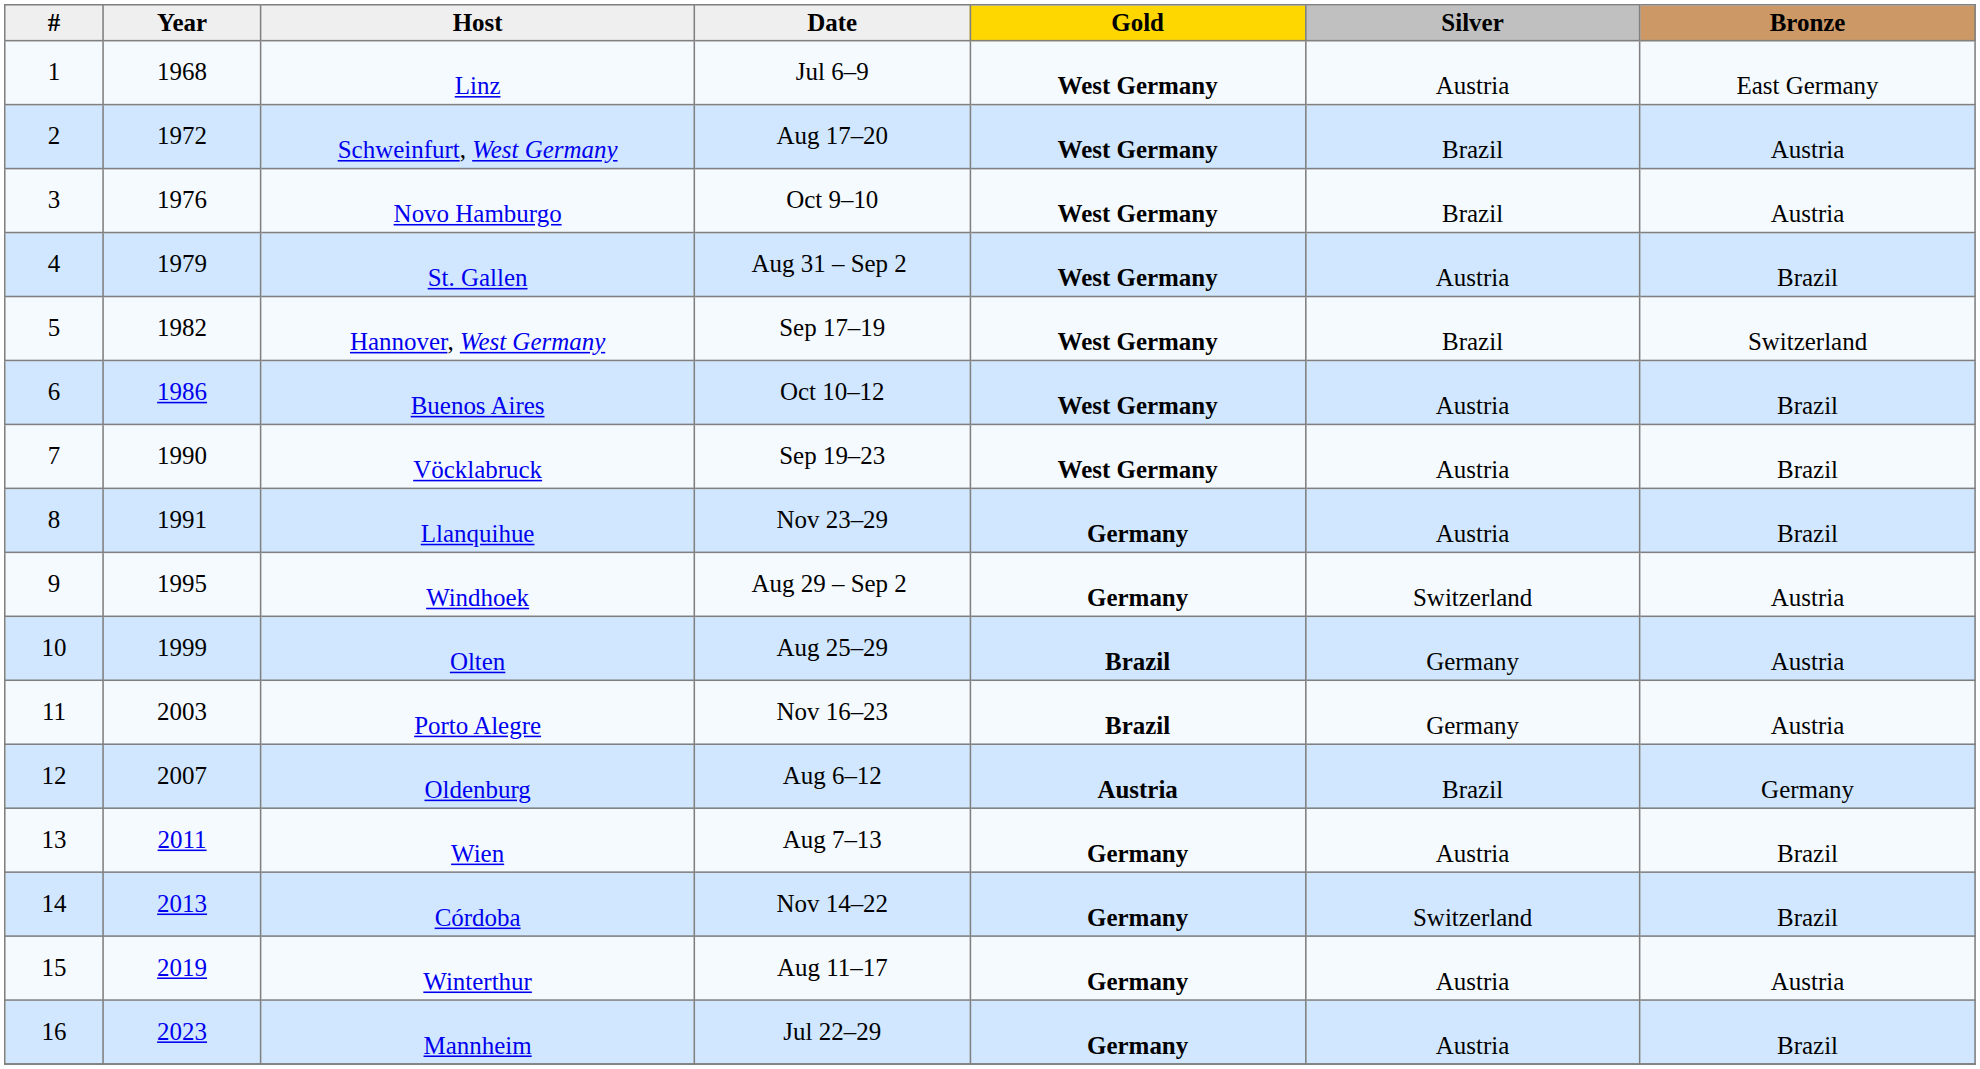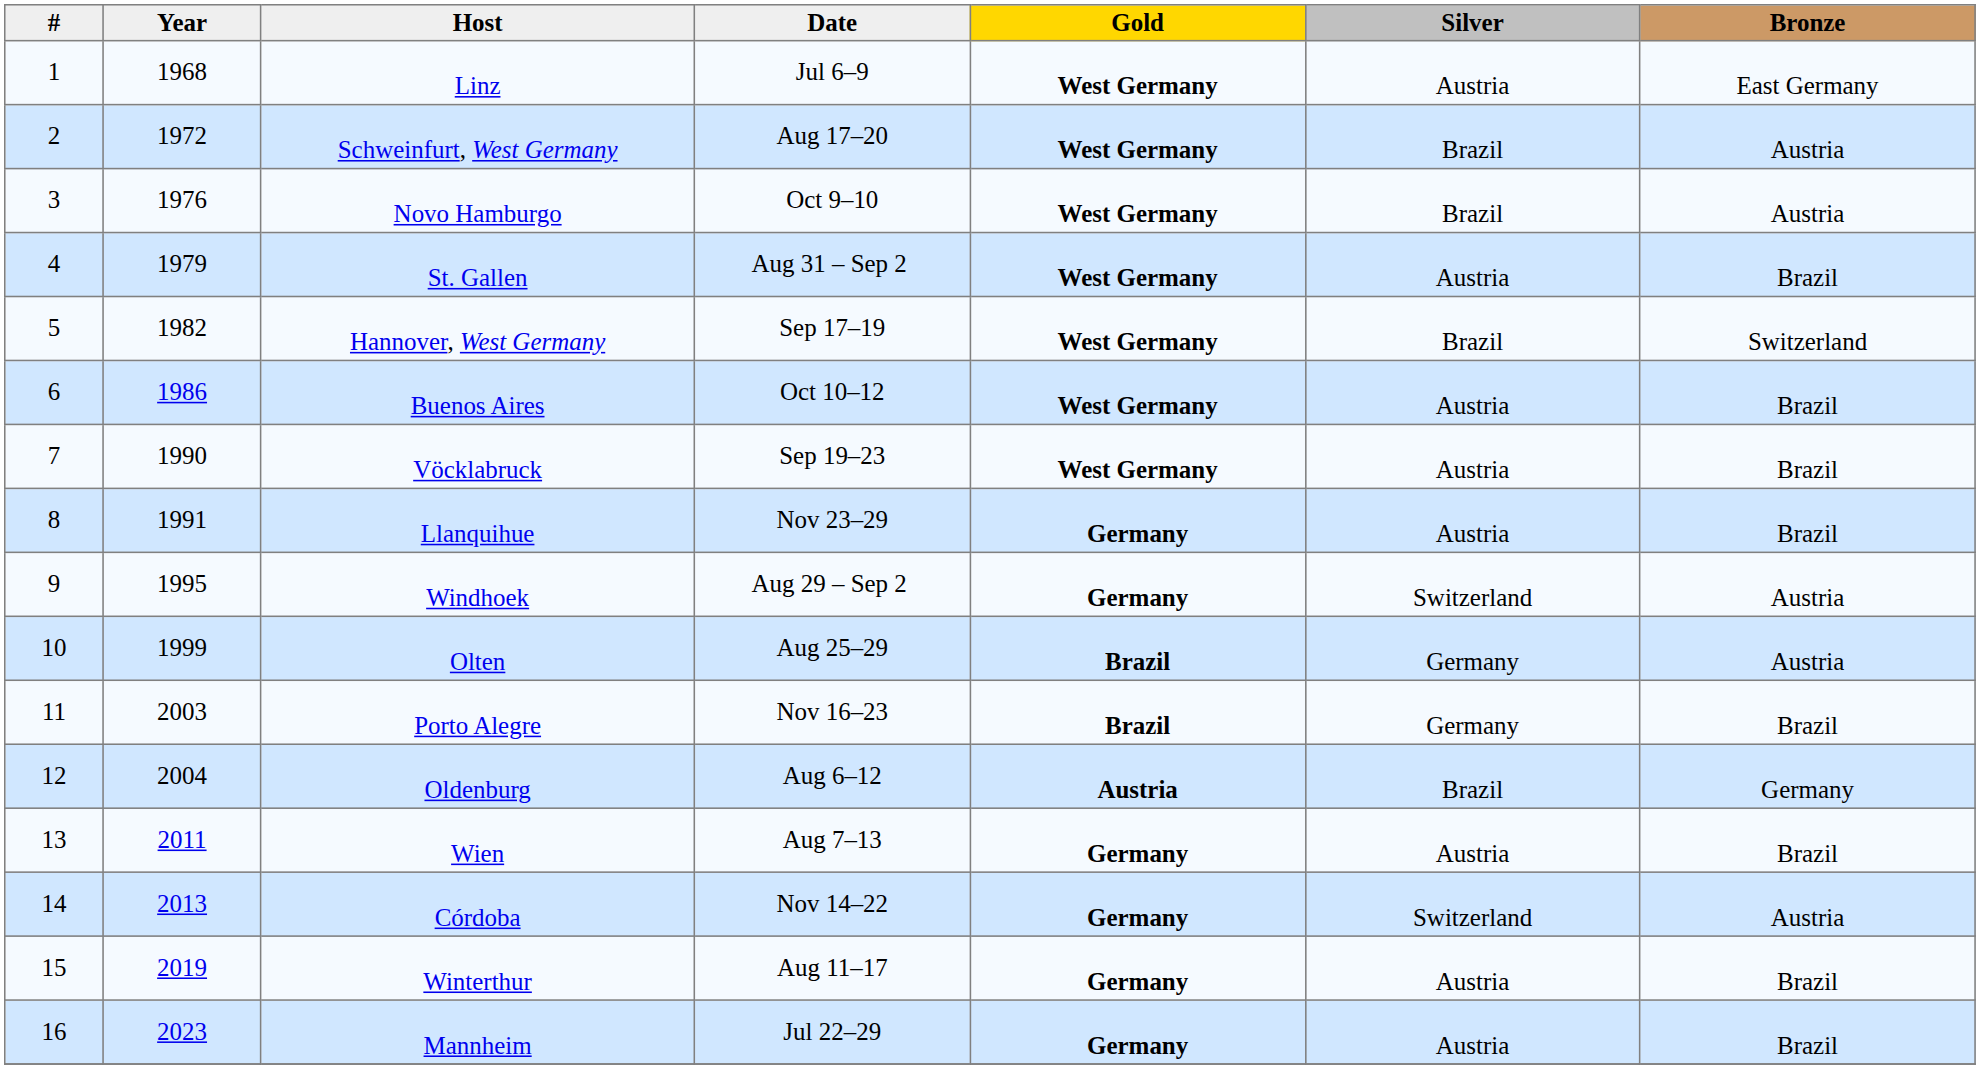(1808, 725) Austria -> (1808, 725) Brazil
(182, 775) 2007 -> (182, 775) 2004
(1808, 917) Brazil -> (1808, 917) Austria
(1808, 981) Austria -> (1808, 981) Brazil
